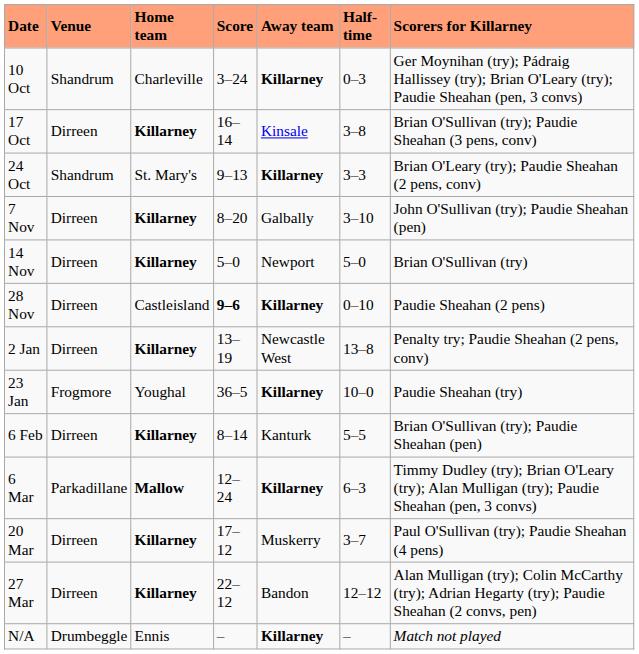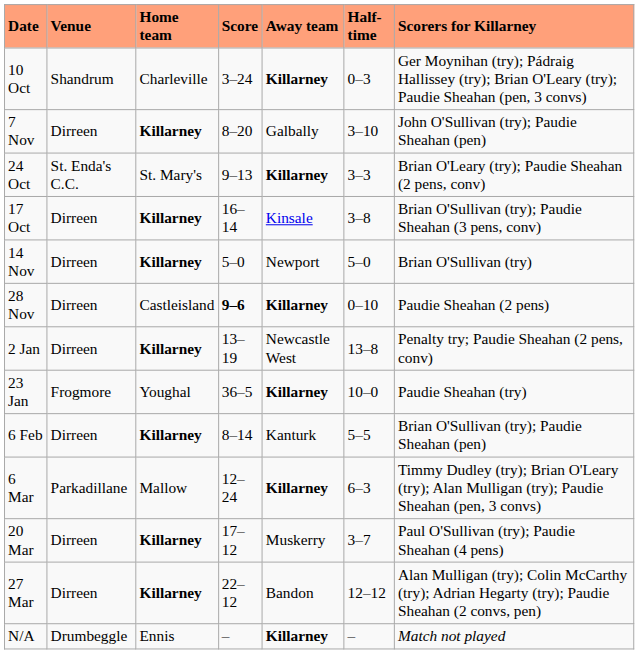rows swapped: (19, 131) <-> (21, 218)
(82, 174) Shandrum -> (81, 174) St. Enda's C.C.
(159, 488) bold -> (163, 488) normal
